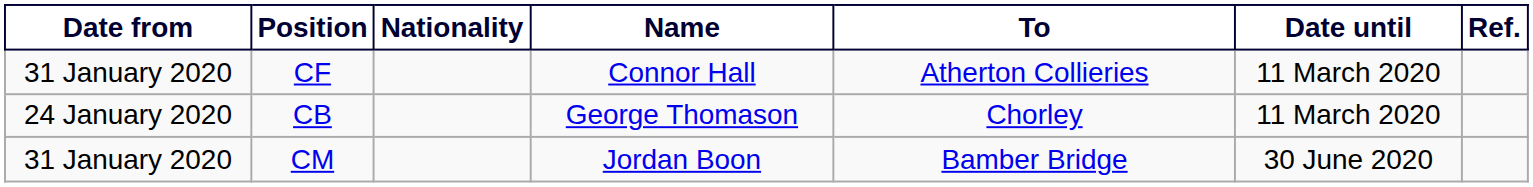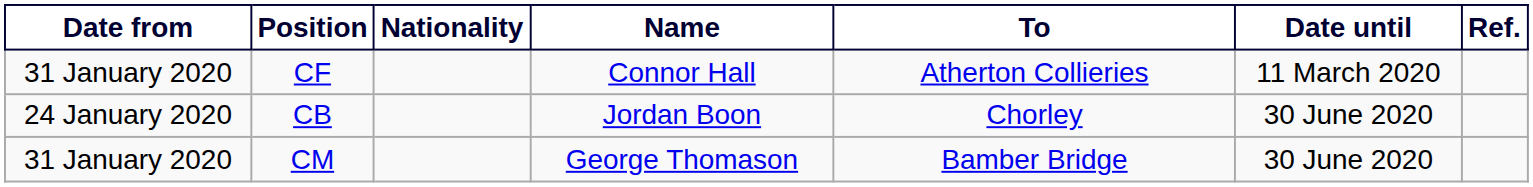(682, 116) George Thomason -> (682, 116) Jordan Boon
(1348, 116) 11 March 2020 -> (1348, 116) 30 June 2020
(682, 160) Jordan Boon -> (682, 160) George Thomason
